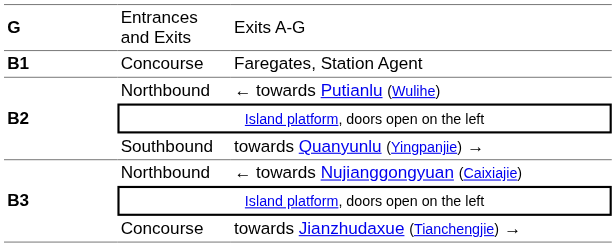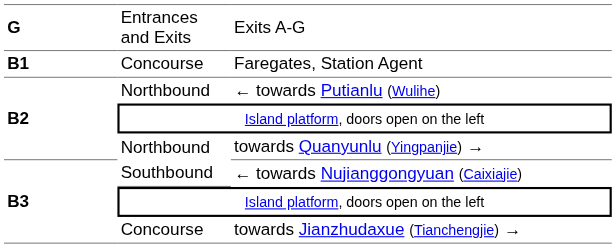(167, 146) Southbound -> (165, 146) Northbound
(165, 173) Northbound -> (167, 173) Southbound
